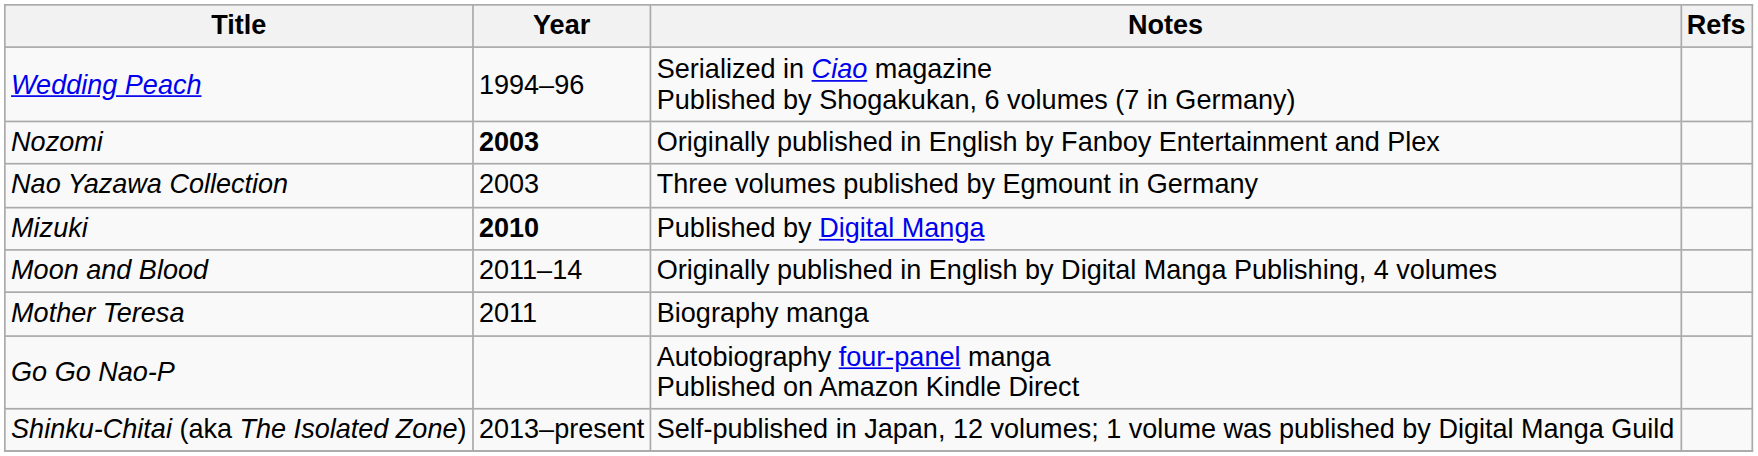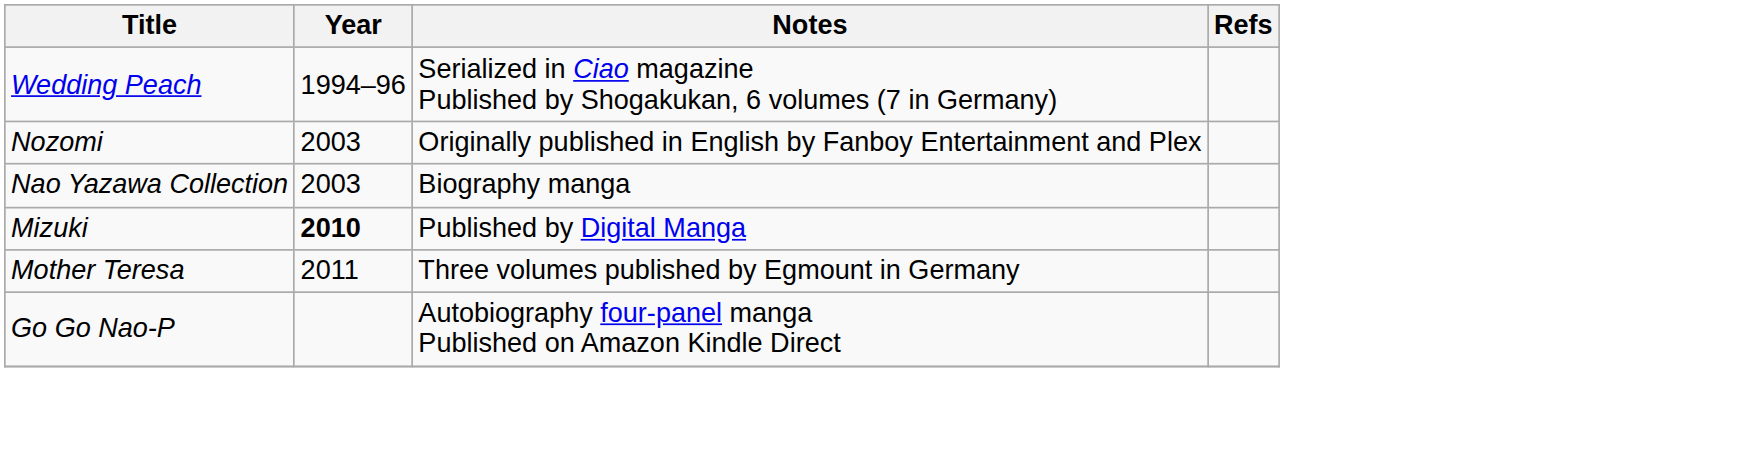(509, 142) bold -> (331, 142) normal
(957, 185) Three volumes published by Egmount in Germany -> (524, 185) Biography manga
- row: (110, 270)
(763, 313) Biography manga -> (719, 270) Three volumes published by Egmount in Germany
- row: (239, 429)
